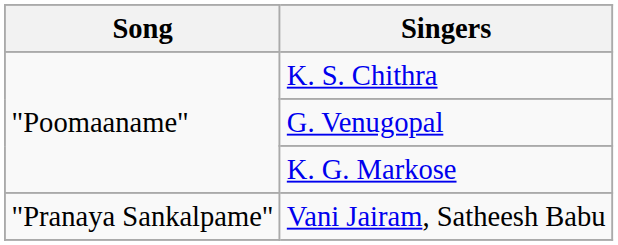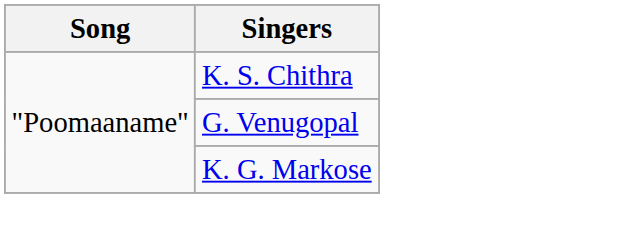- row: (446, 216)
